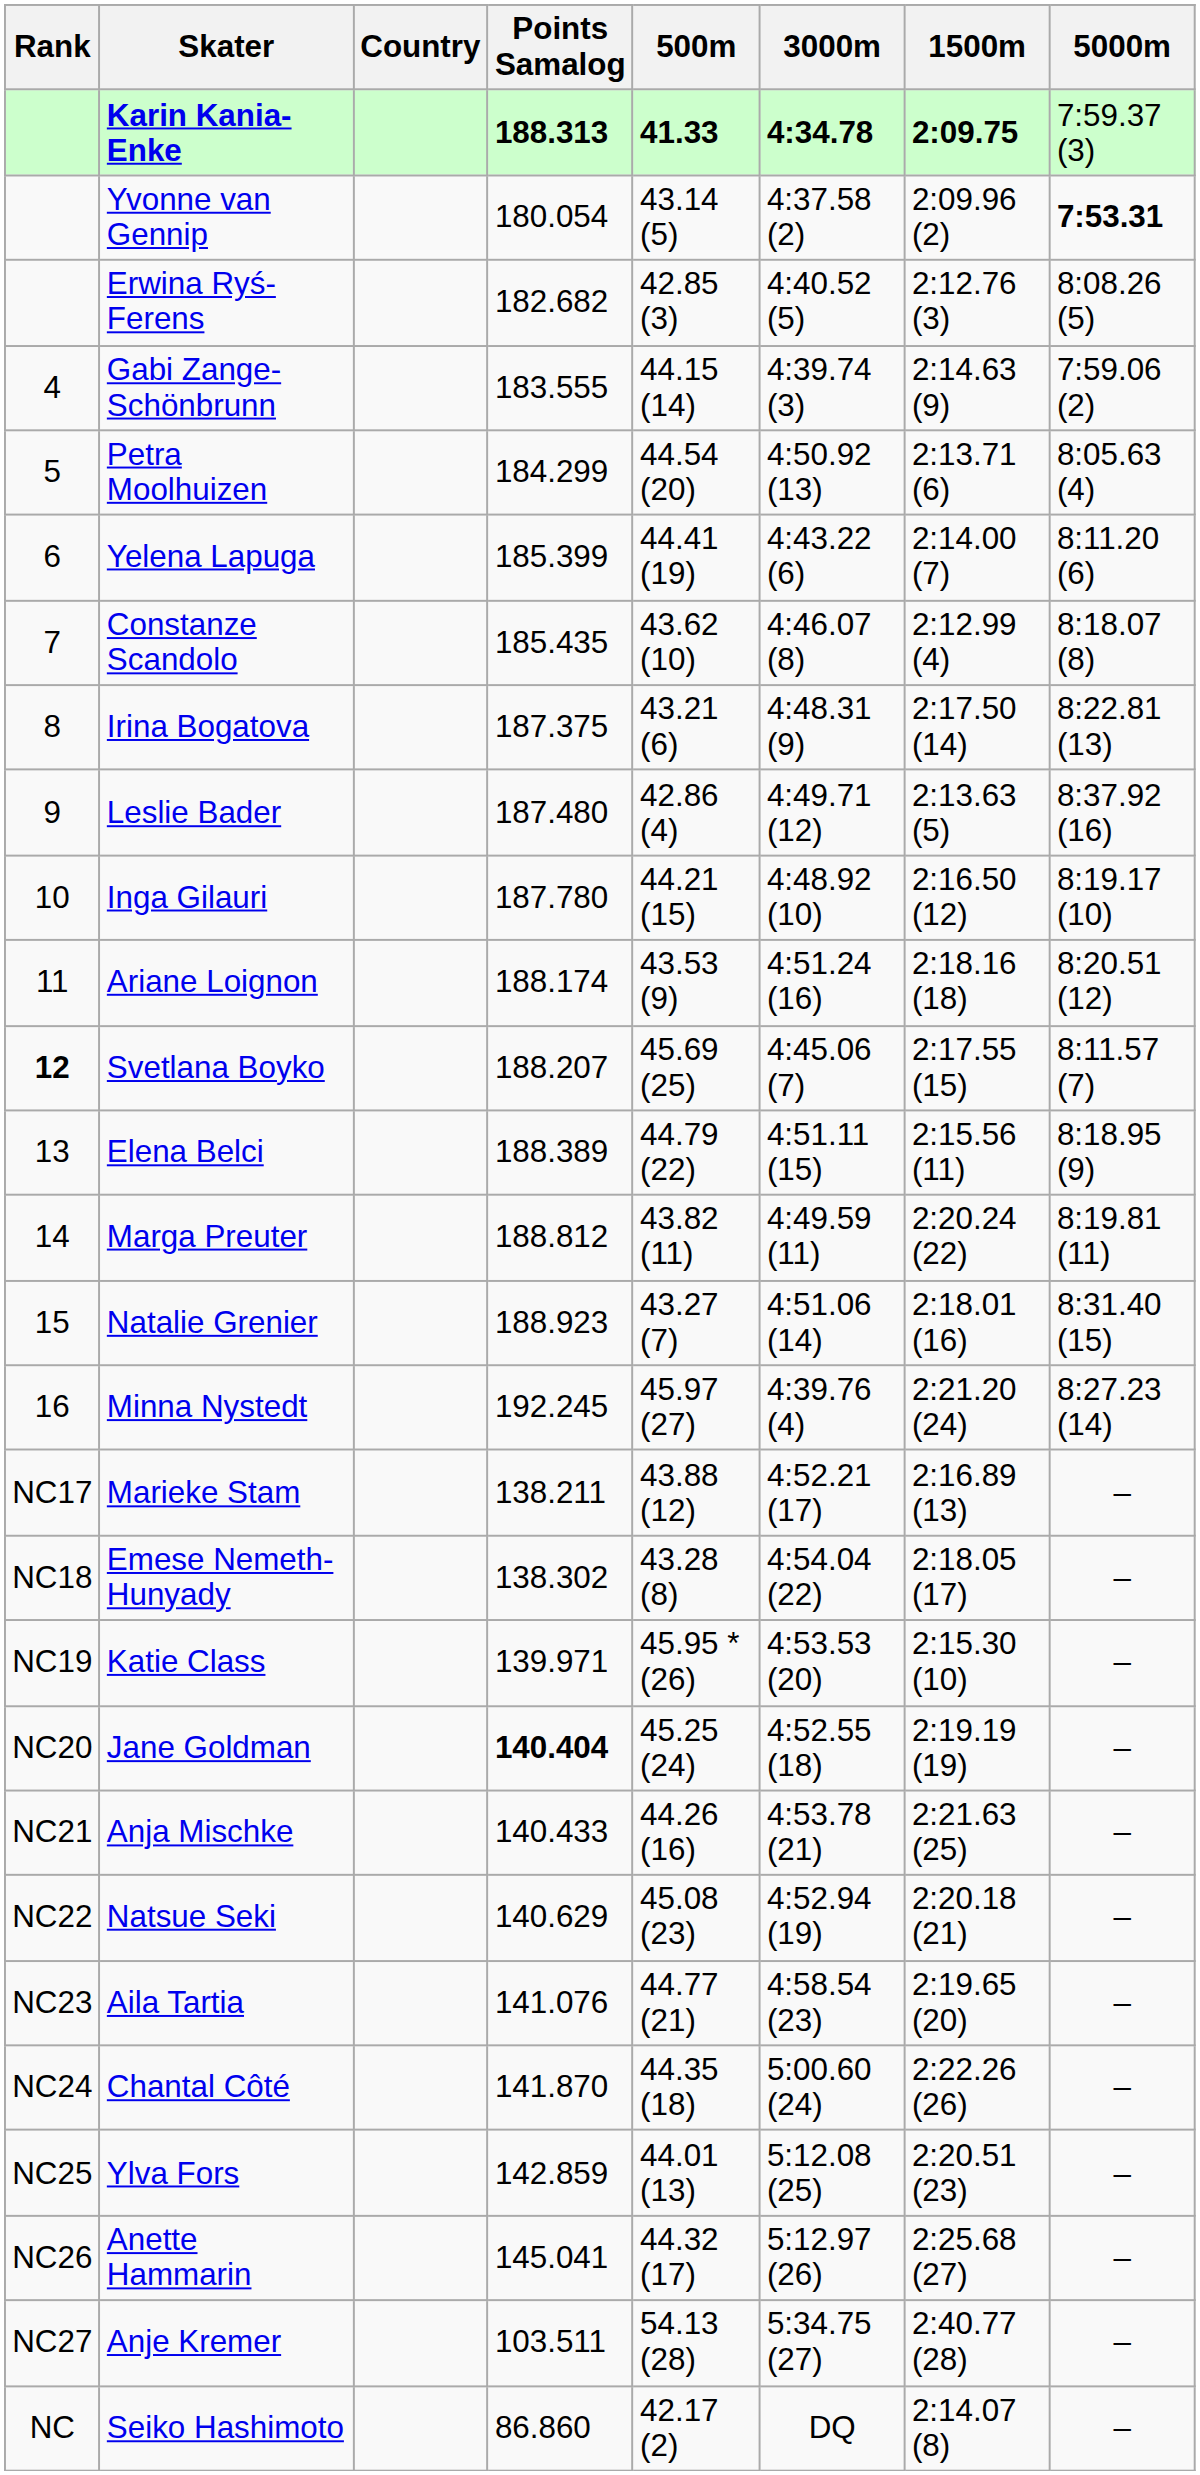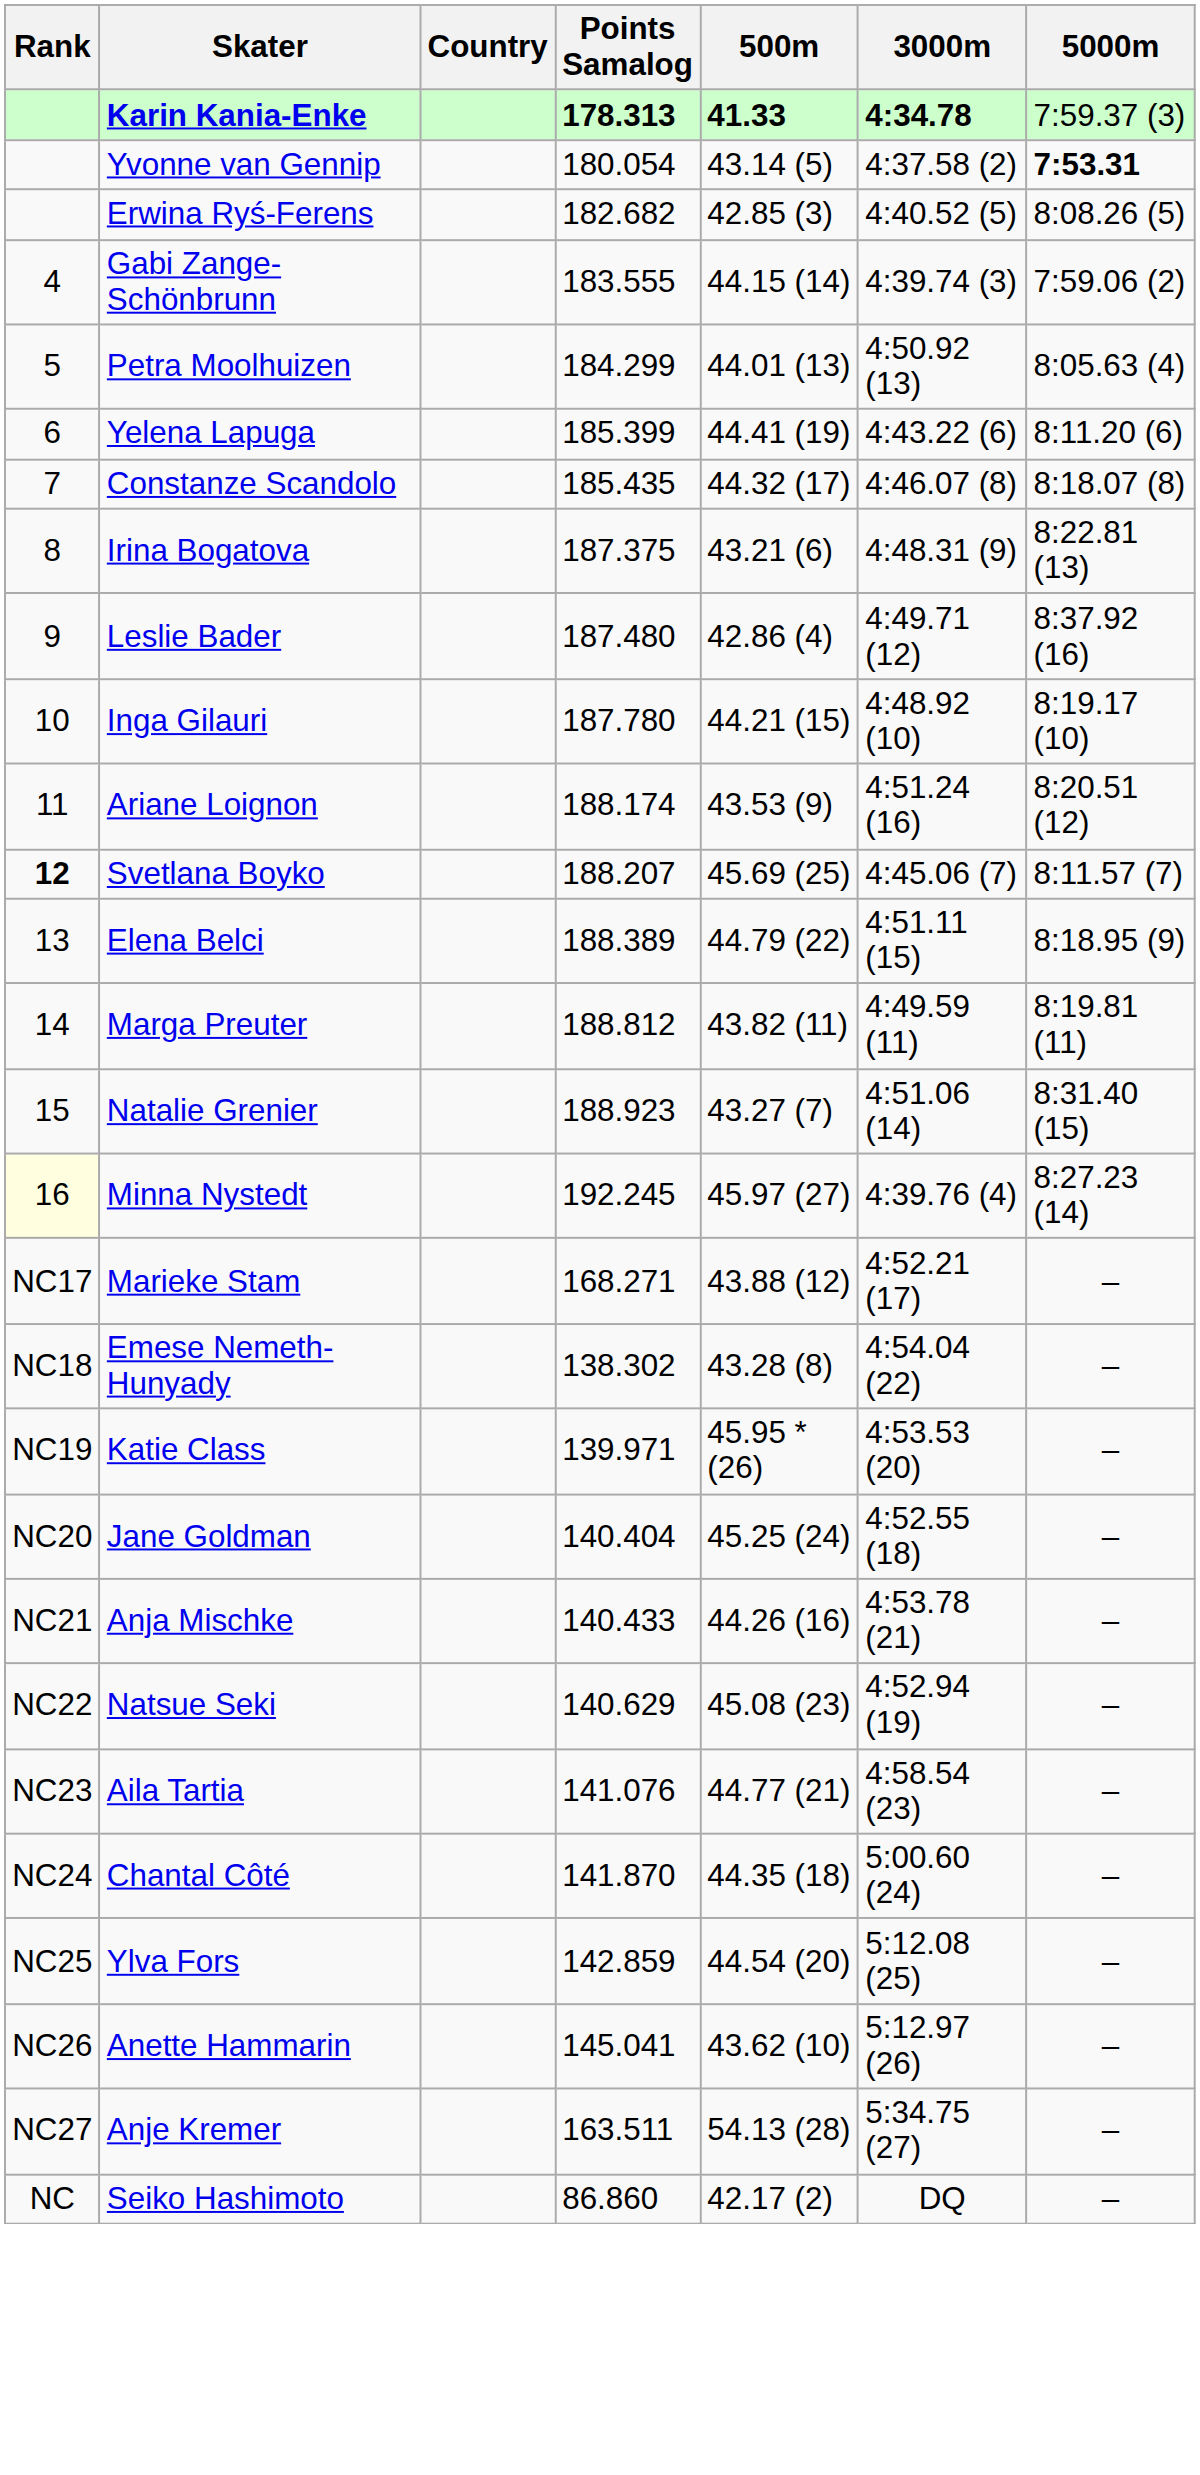- column: (977, 47)
(552, 132) 188.313 -> (619, 114) 178.313
(679, 472) 44.54 (20) -> (779, 366) 44.01 (13)
(679, 642) 43.62 (10) -> (779, 483) 44.32 (17)
(52, 1407) no background -> (52, 1195) lightyellow background
(550, 1492) 138.211 -> (619, 1280) 168.271
(552, 1747) bold -> (619, 1535) normal
(679, 2172) 44.01 (13) -> (779, 1960) 44.54 (20)
(679, 2257) 44.32 (17) -> (779, 2045) 43.62 (10)
(550, 2342) 103.511 -> (618, 2130) 163.511
